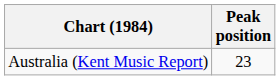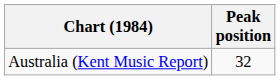(243, 61) 23 -> (243, 61) 32
